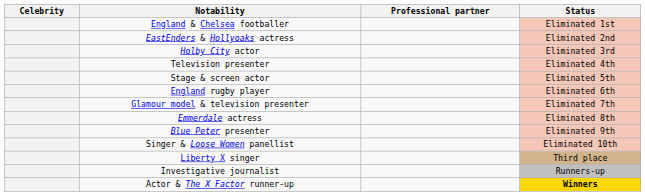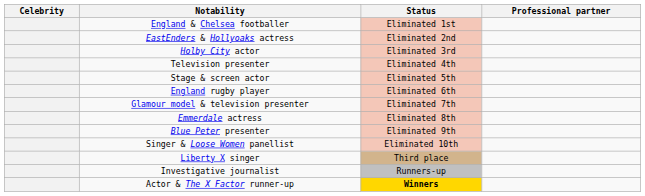columns swapped: (440, 11) <-> (580, 11)
